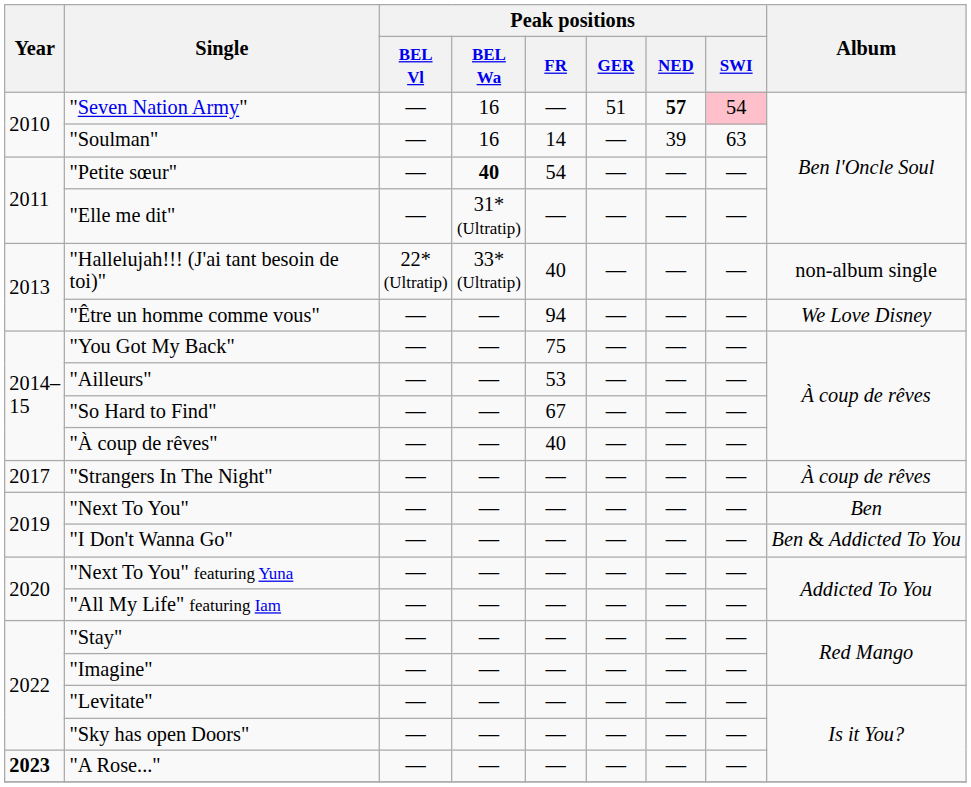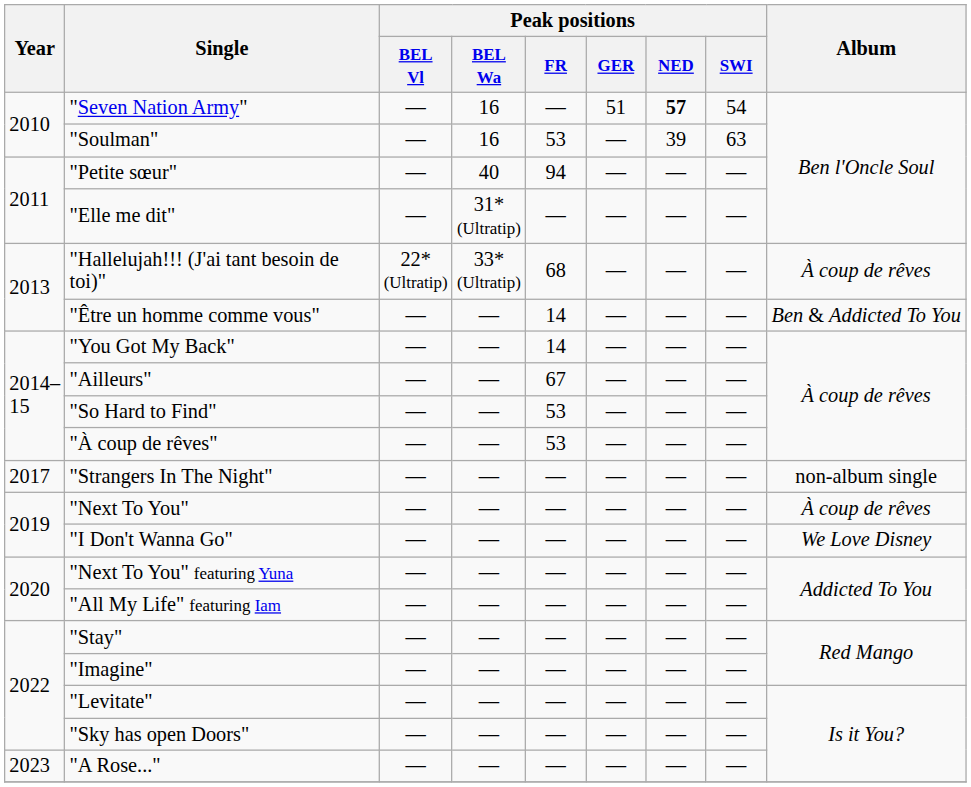(736, 107) pink background -> (736, 107) no background
(556, 140) 14 -> (556, 140) 53
(489, 172) bold -> (489, 172) normal
(556, 172) 54 -> (556, 172) 94
(556, 271) 40 -> (556, 271) 68
(866, 271) non-album single -> (866, 271) À coup de rêves
(556, 314) 94 -> (556, 314) 14
(866, 314) We Love Disney -> (866, 314) Ben & Addicted To You
(556, 347) 75 -> (556, 347) 14
(556, 379) 53 -> (556, 379) 67
(556, 411) 67 -> (556, 411) 53
(556, 443) 40 -> (556, 443) 53
(866, 475) À coup de rêves -> (866, 475) non-album single
(866, 508) Ben -> (866, 508) À coup de rêves
(866, 540) Ben & Addicted To You -> (866, 540) We Love Disney
(30, 765) bold -> (30, 765) normal
